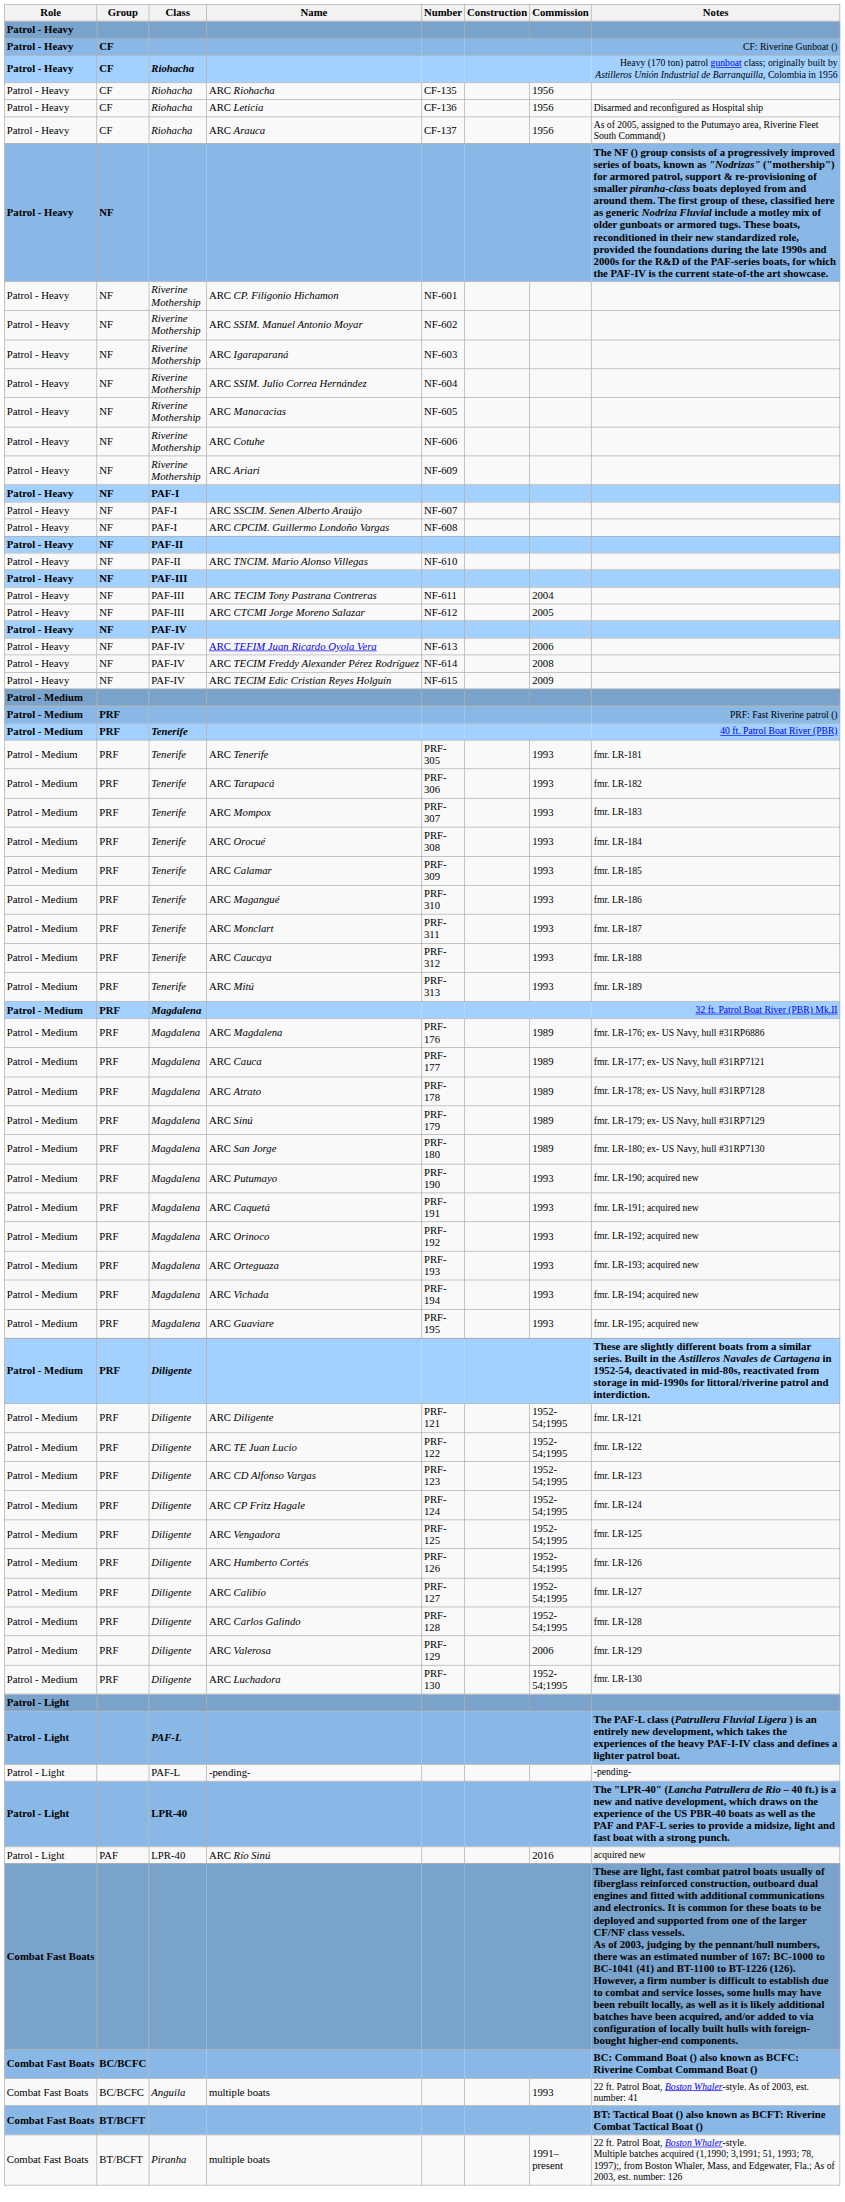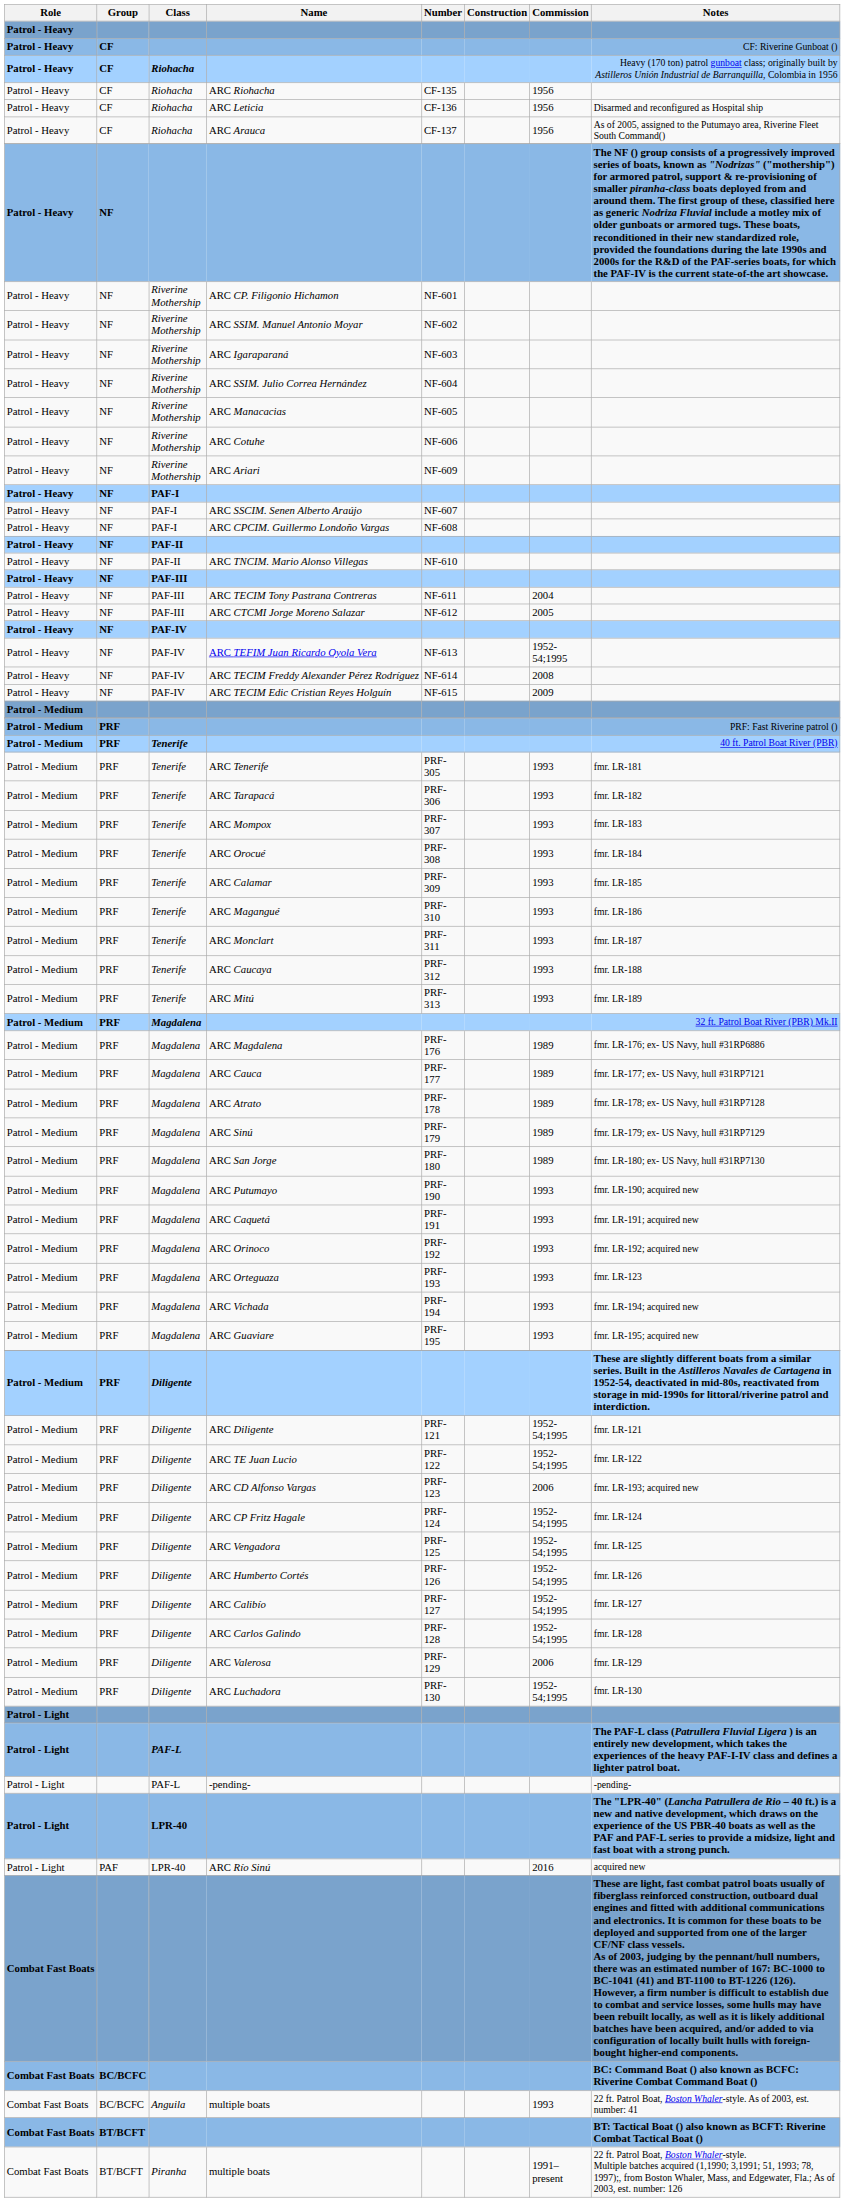(543, 646) 2006 -> (550, 652) 1952-54;1995
(646, 1265) fmr. LR-193; acquired new -> (618, 1277) fmr. LR-123
(550, 1476) 1952-54;1995 -> (543, 1488) 2006
(618, 1476) fmr. LR-123 -> (646, 1488) fmr. LR-193; acquired new
